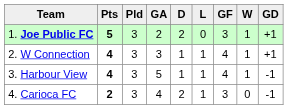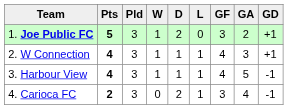columns swapped: (247, 14) <-> (159, 14)
